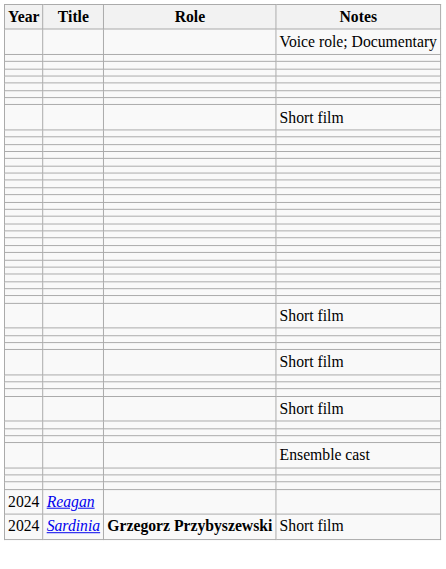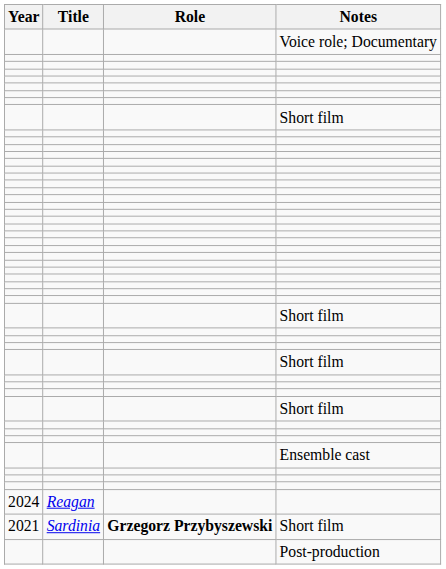(24, 526) 2024 -> (24, 526) 2021
+ row: (73, 552)
